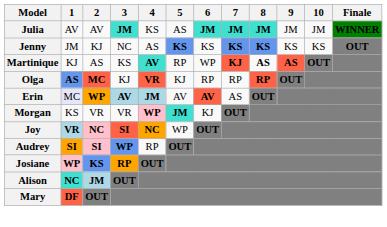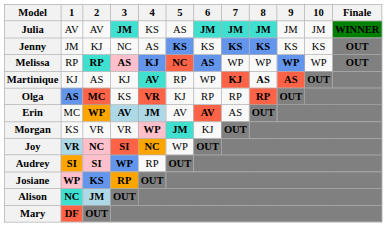+ row: (33, 63)
(124, 63) KS -> (124, 79) KJ
(124, 79) KJ -> (124, 96) KS
(72, 96) lavender background -> (72, 113) no background
